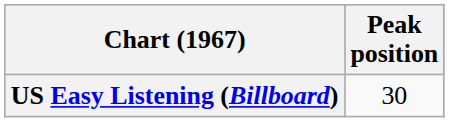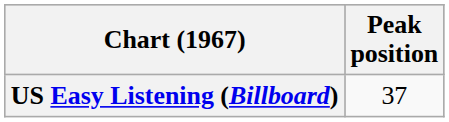(394, 95) 30 -> (394, 95) 37
